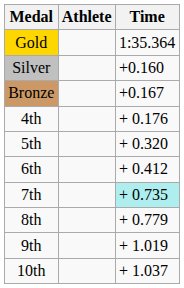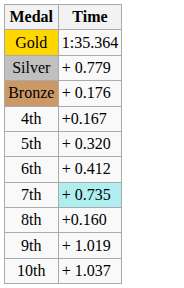- column: (87, 17)
(141, 67) +0.160 -> (86, 67) + 0.779
(141, 93) +0.167 -> (86, 93) + 0.176
(143, 118) + 0.176 -> (84, 118) +0.167
(143, 220) + 0.779 -> (84, 220) +0.160
